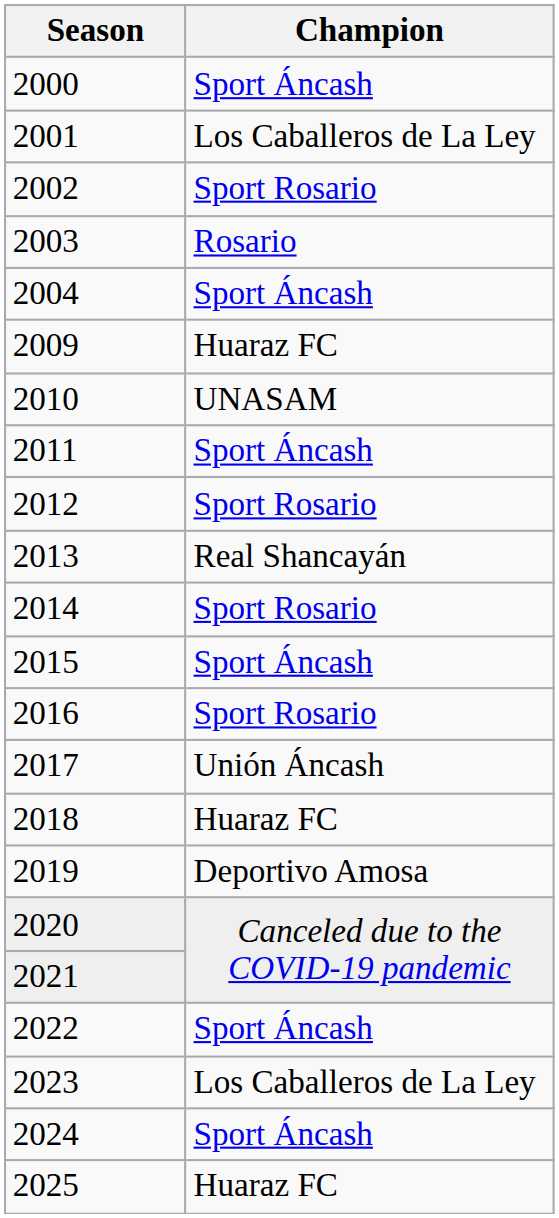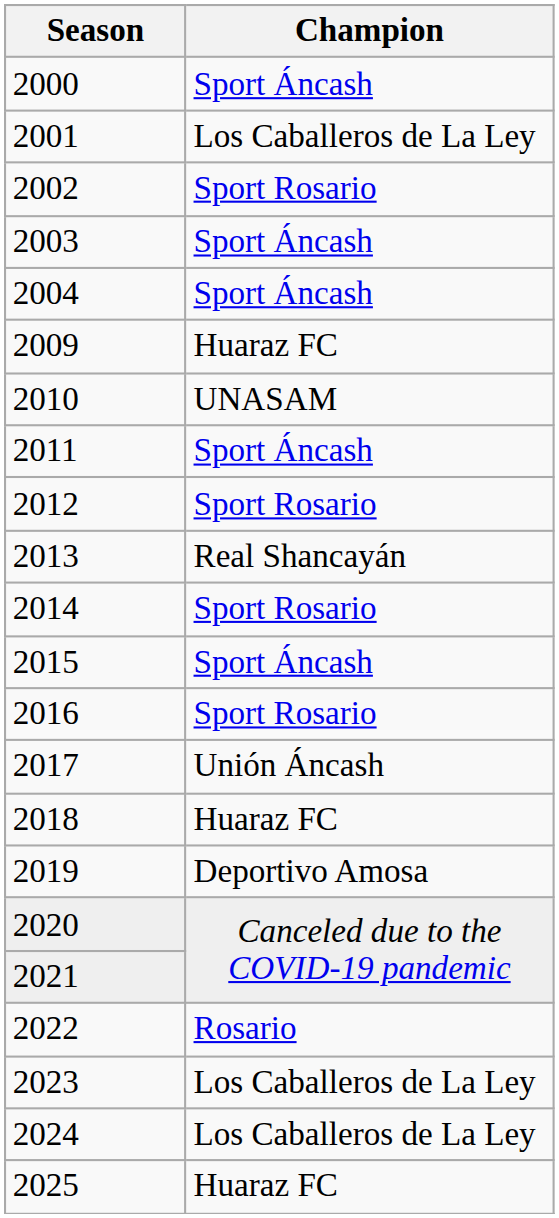(245, 240) Rosario -> (283, 240) Sport Áncash
(283, 1028) Sport Áncash -> (245, 1028) Rosario
(283, 1133) Sport Áncash -> (365, 1133) Los Caballeros de La Ley
